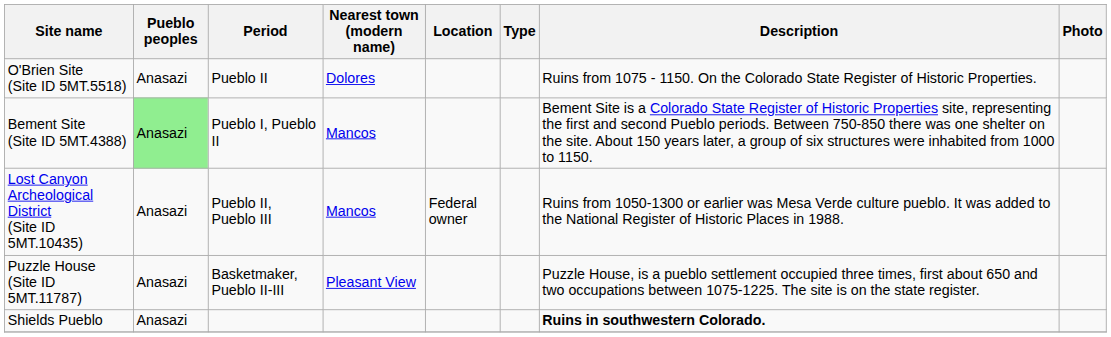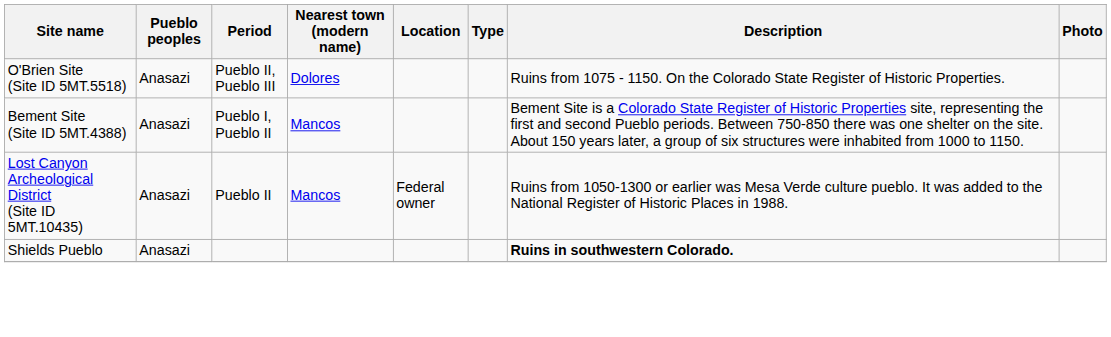(240, 78) Pueblo II -> (245, 78) Pueblo II, Pueblo III
(162, 133) lightgreen background -> (165, 125) no background
(242, 211) Pueblo II, Pueblo III -> (243, 195) Pueblo II
- row: (52, 282)
